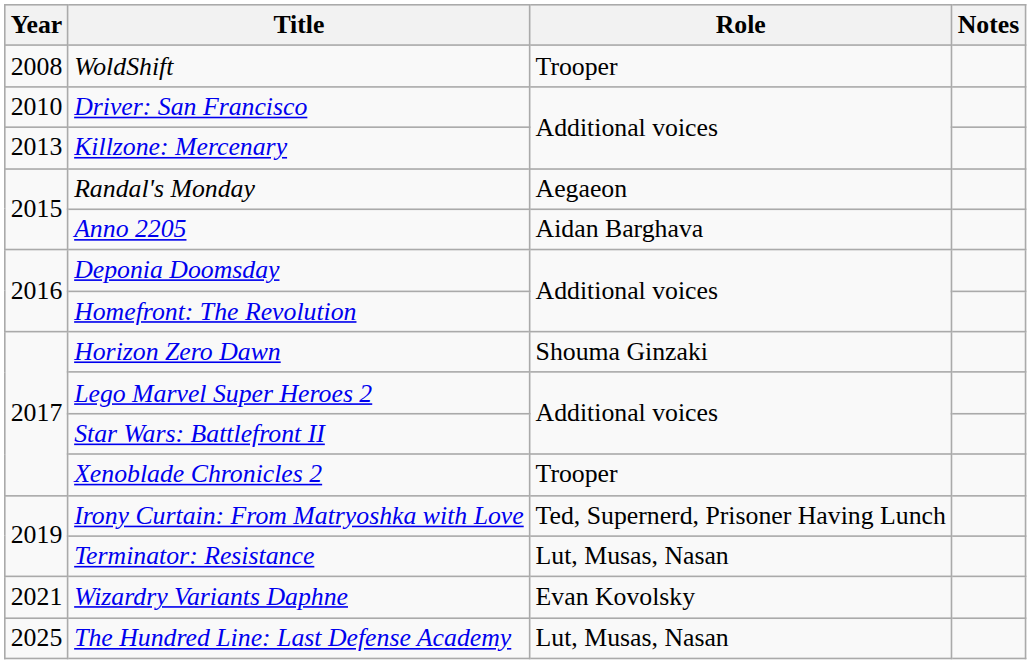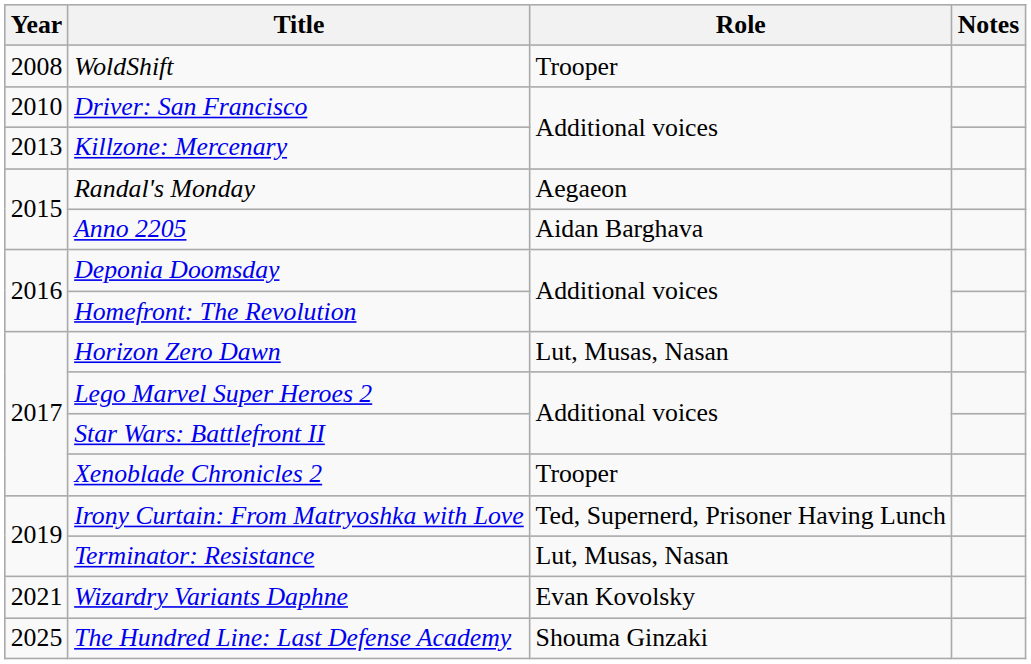(622, 351) Shouma Ginzaki -> (632, 351) Lut, Musas, Nasan
(632, 637) Lut, Musas, Nasan -> (622, 637) Shouma Ginzaki
